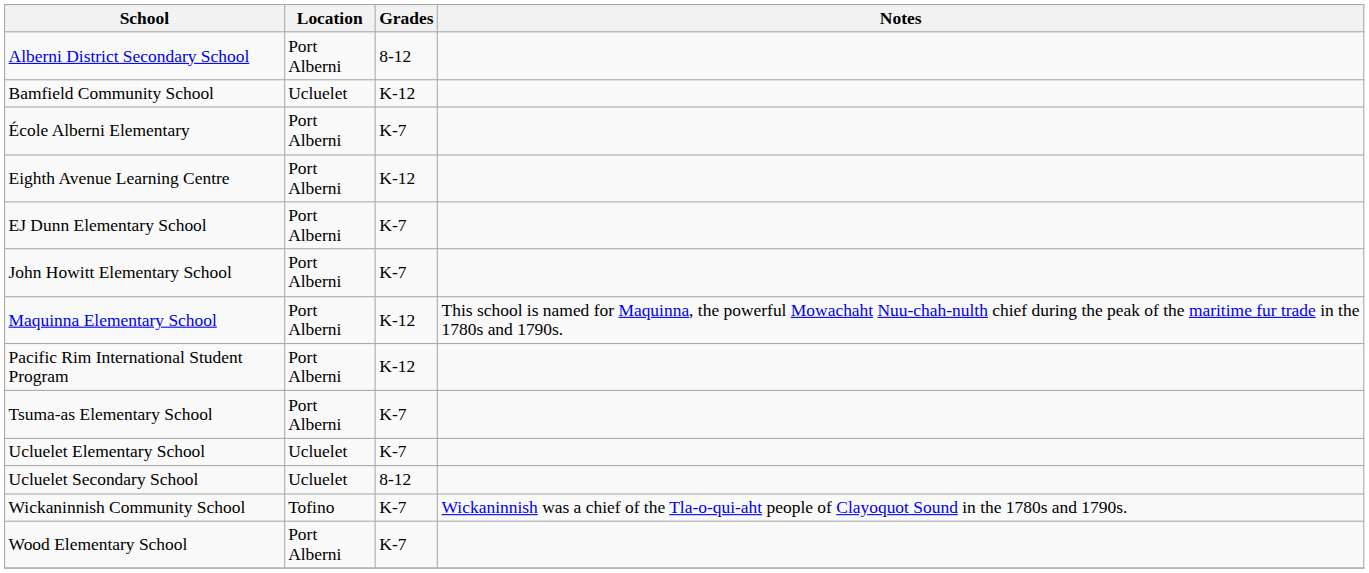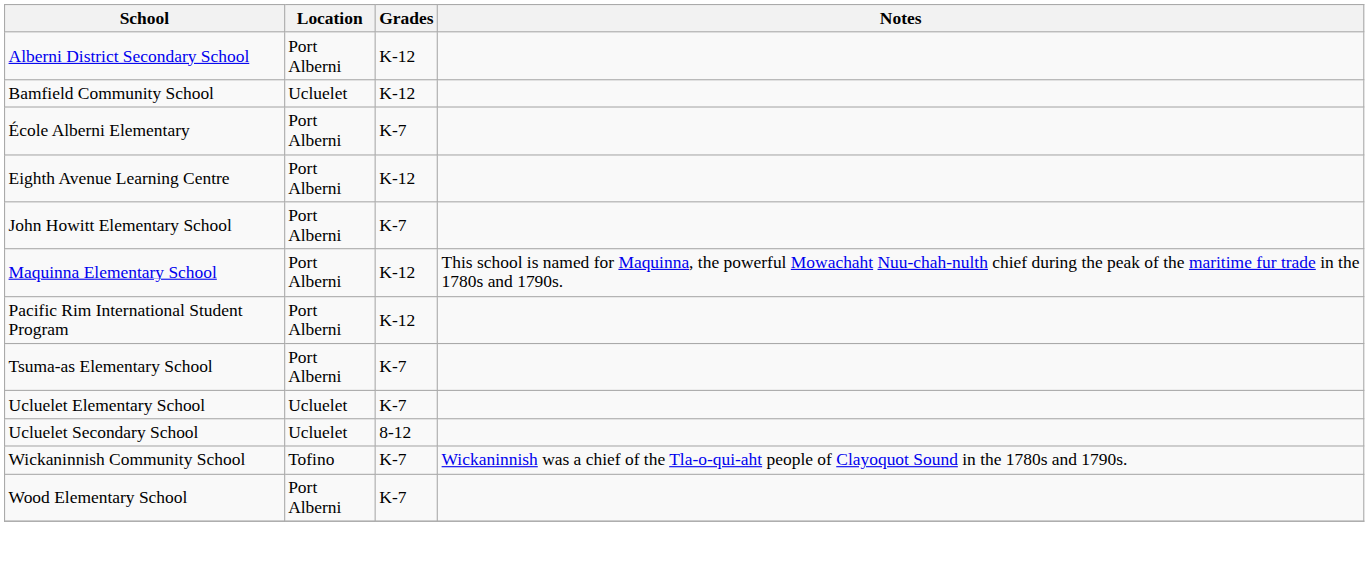(395, 55) 8-12 -> (397, 55) K-12
- row: (108, 225)
